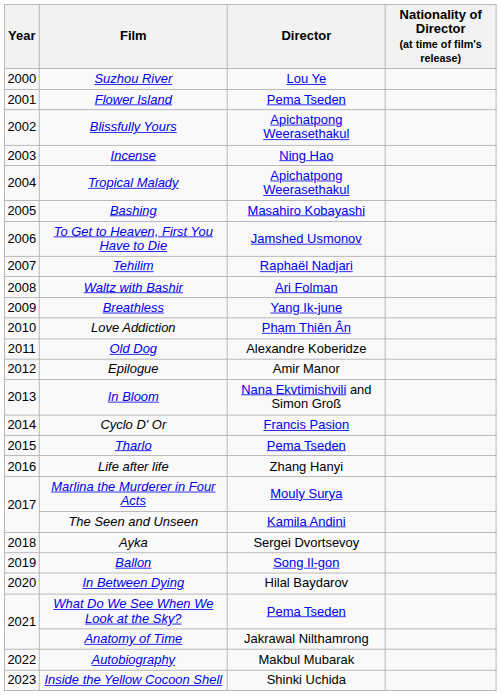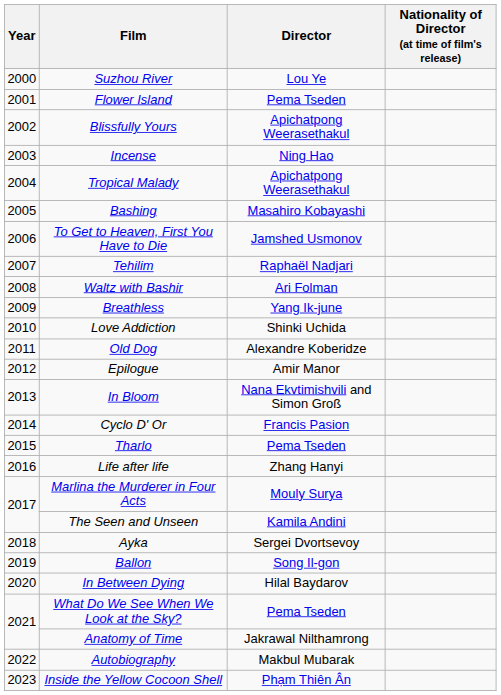(306, 328) Phạm Thiên Ân -> (306, 328) Shinki Uchida
(306, 680) Shinki Uchida -> (306, 680) Phạm Thiên Ân
